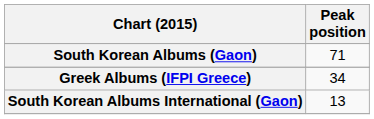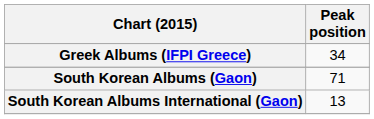rows swapped: (155, 78) <-> (155, 55)
